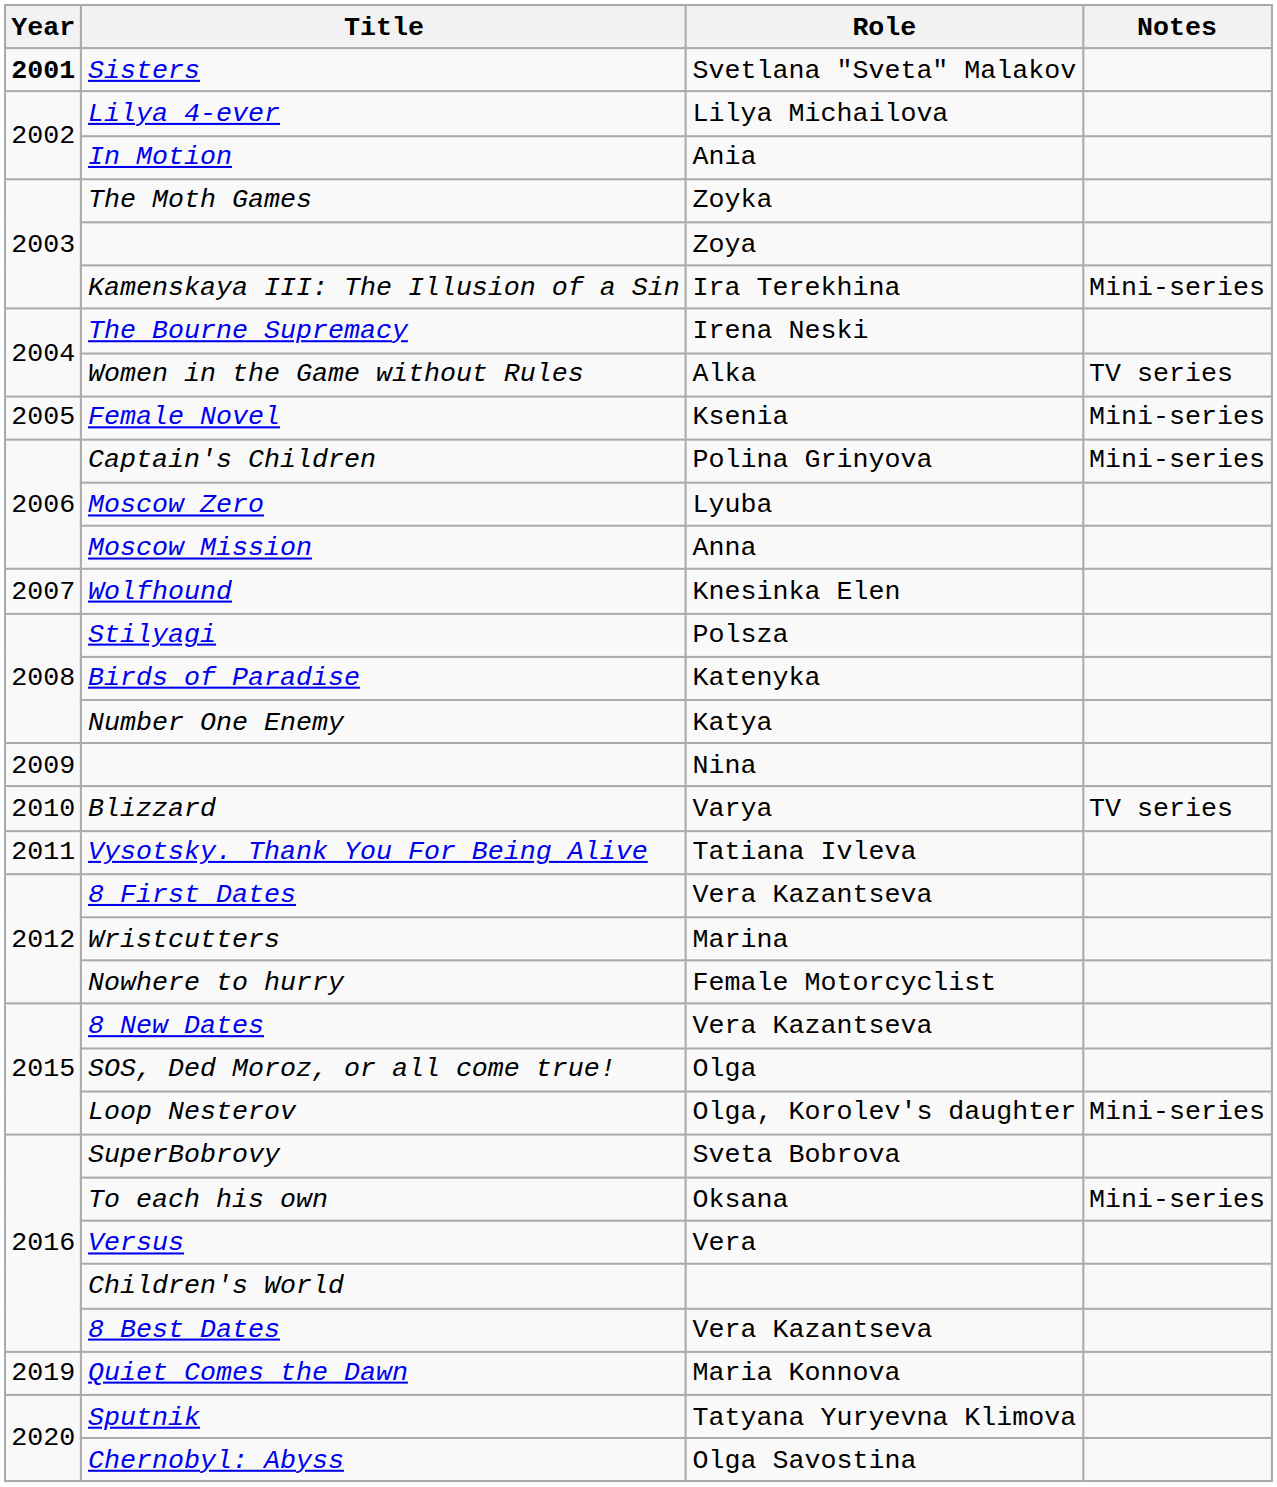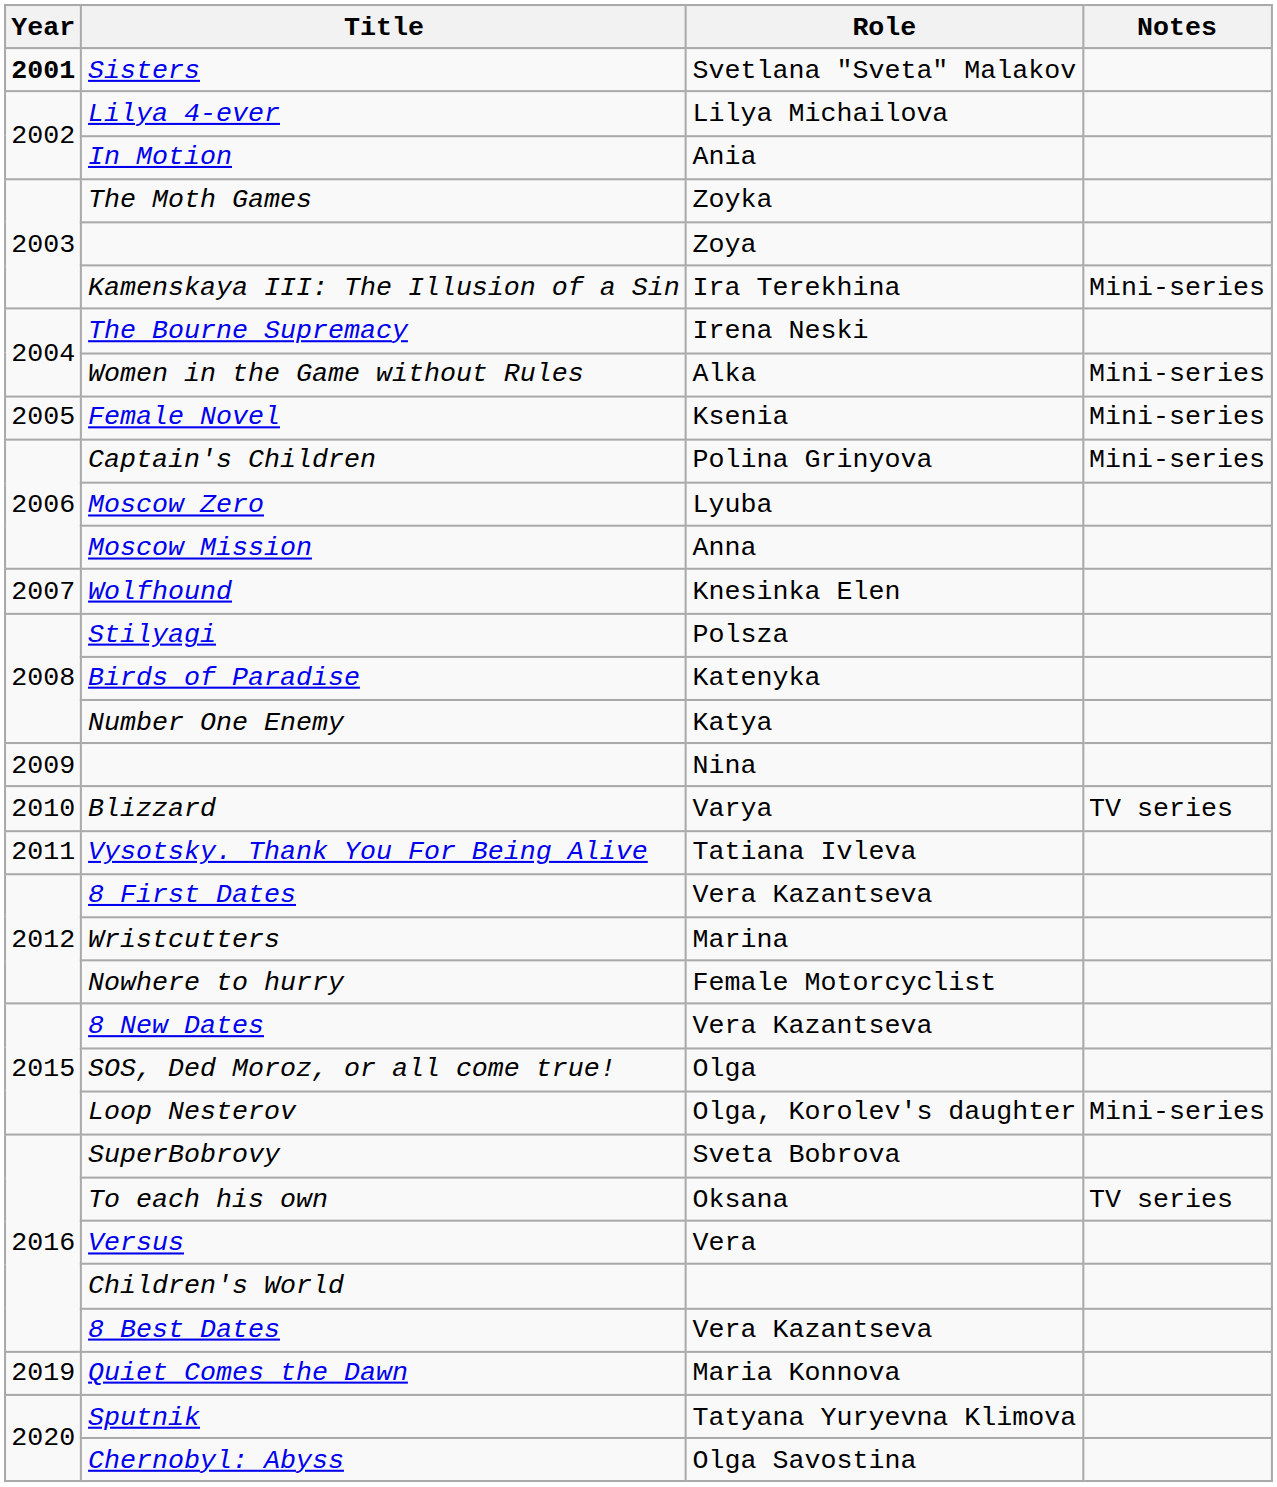(1161, 374) TV series -> (1177, 374) Mini-series
(1177, 1199) Mini-series -> (1161, 1199) TV series
